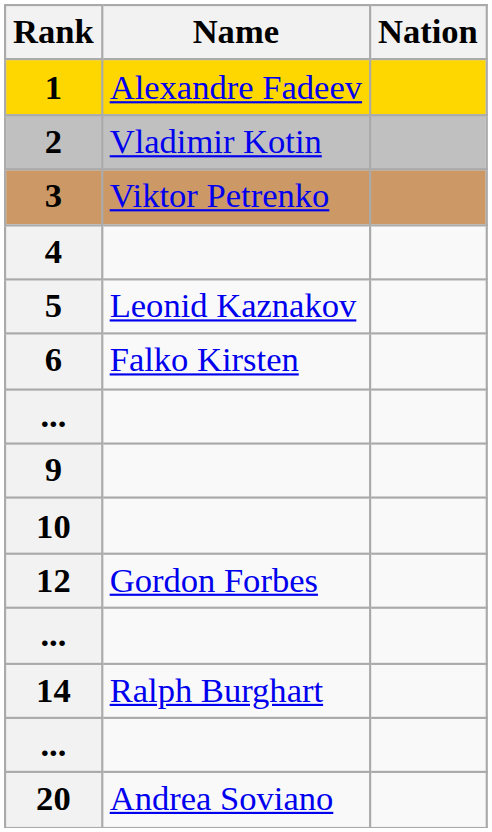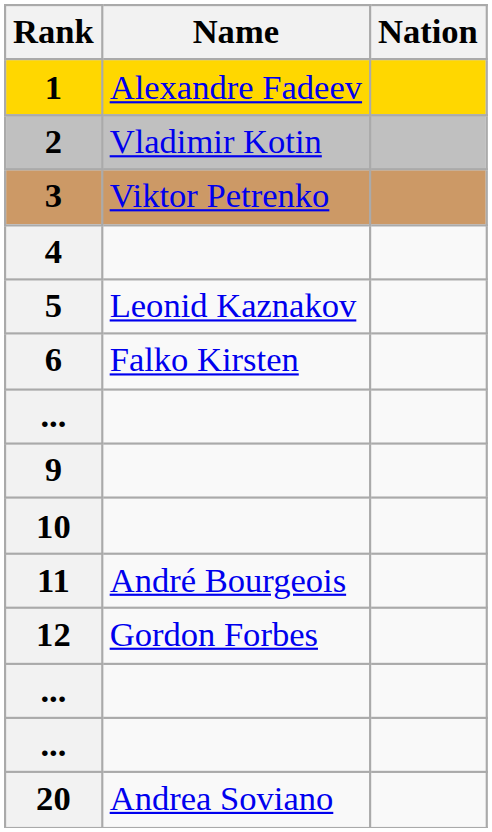+ row: (53, 580)
- row: (53, 689)
